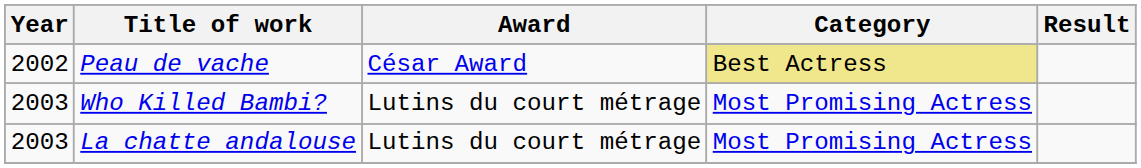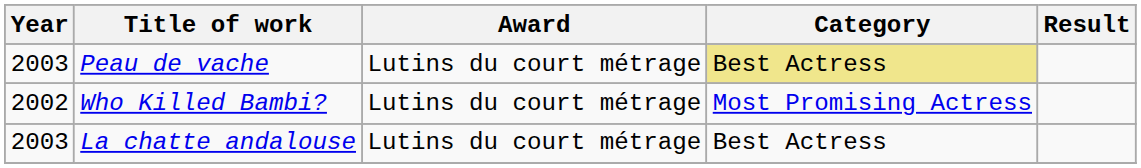(40, 64) 2002 -> (40, 64) 2003
(447, 64) César Award -> (534, 64) Lutins du court métrage
(40, 103) 2003 -> (40, 103) 2002
(872, 143) Most Promising Actress -> (800, 143) Best Actress
